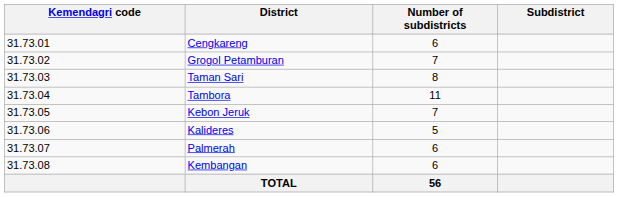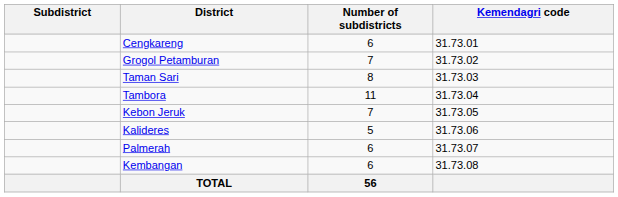columns swapped: (95, 13) <-> (556, 13)
